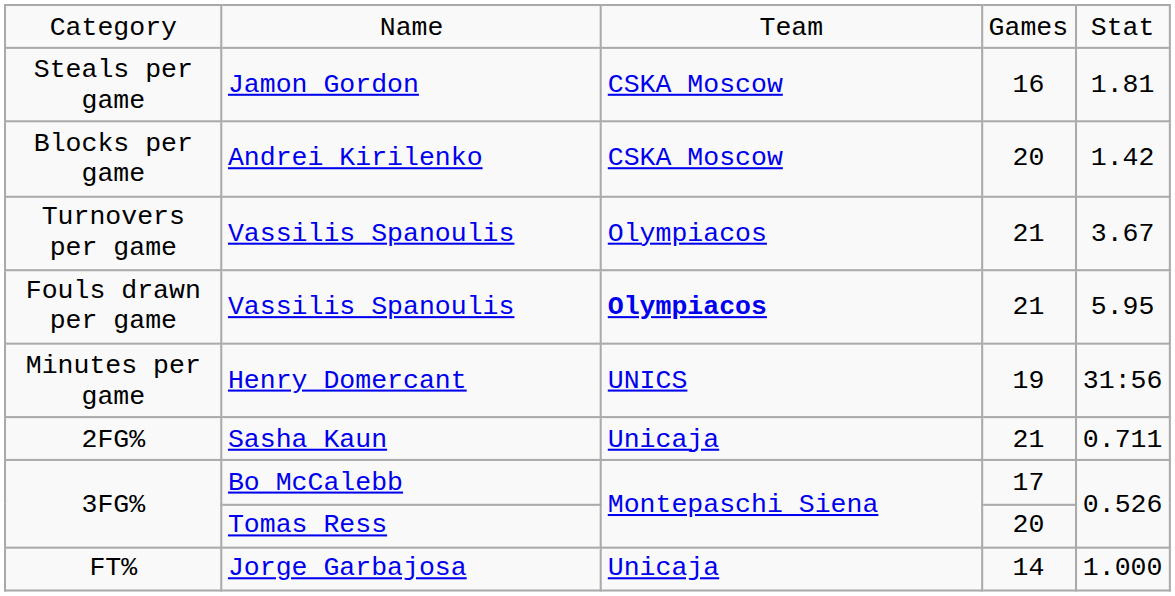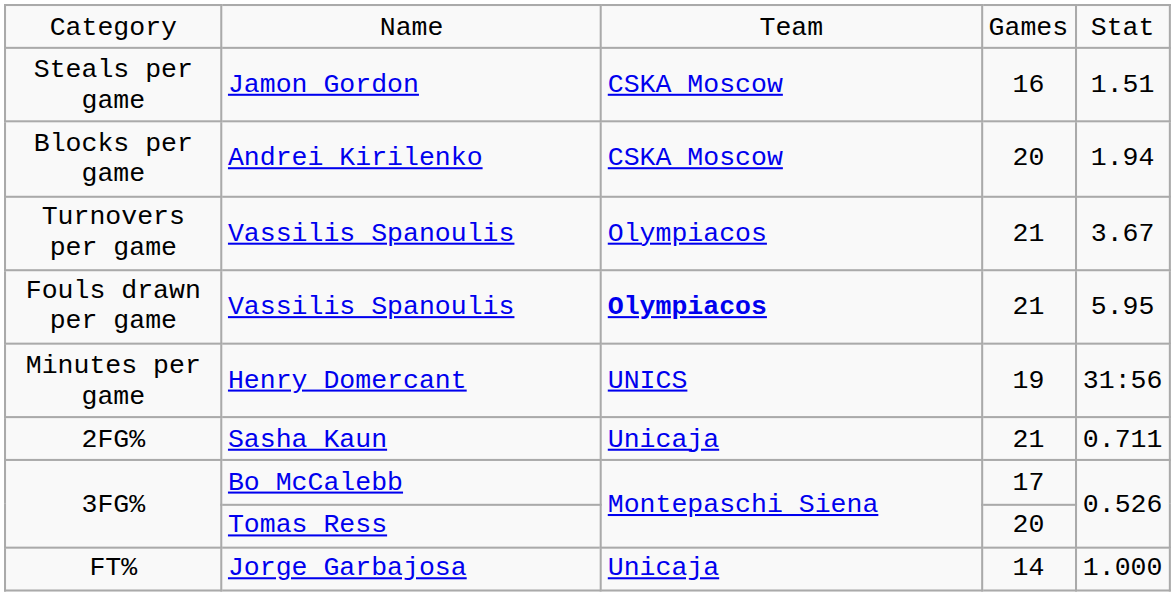(1123, 85) 1.81 -> (1123, 85) 1.51
(1123, 159) 1.42 -> (1123, 159) 1.94
